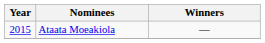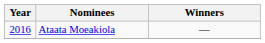(20, 30) 2015 -> (20, 30) 2016
